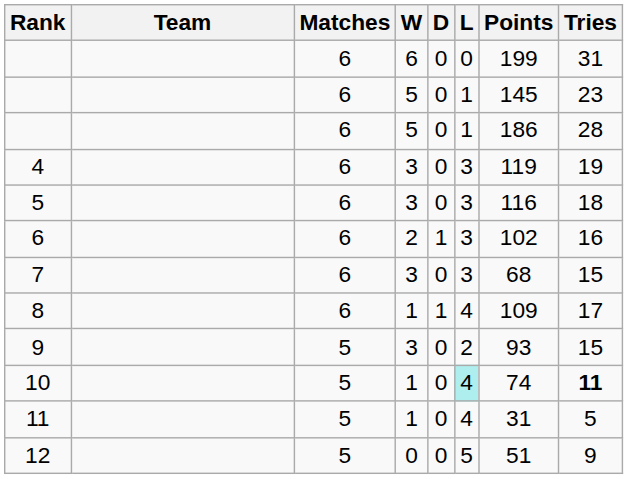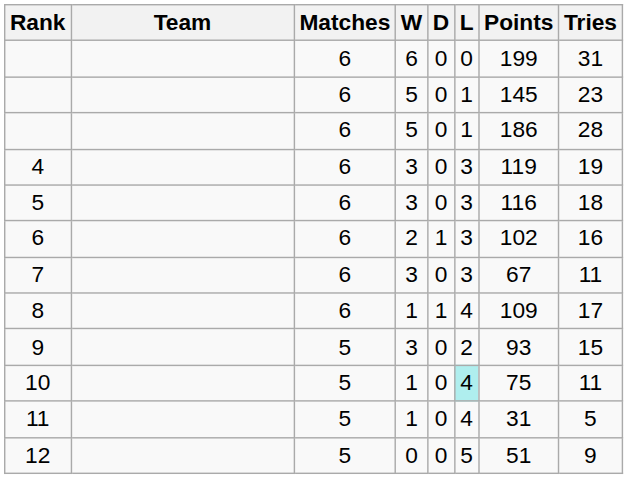(519, 274) 68 -> (519, 274) 67
(590, 274) 15 -> (590, 274) 11
(519, 382) 74 -> (519, 382) 75
(590, 382) bold -> (590, 382) normal
